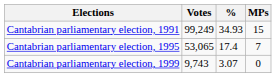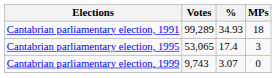(199, 30) 99,249 -> (199, 30) 99,289
(258, 30) 15 -> (258, 30) 18
(258, 47) 7 -> (258, 47) 3
